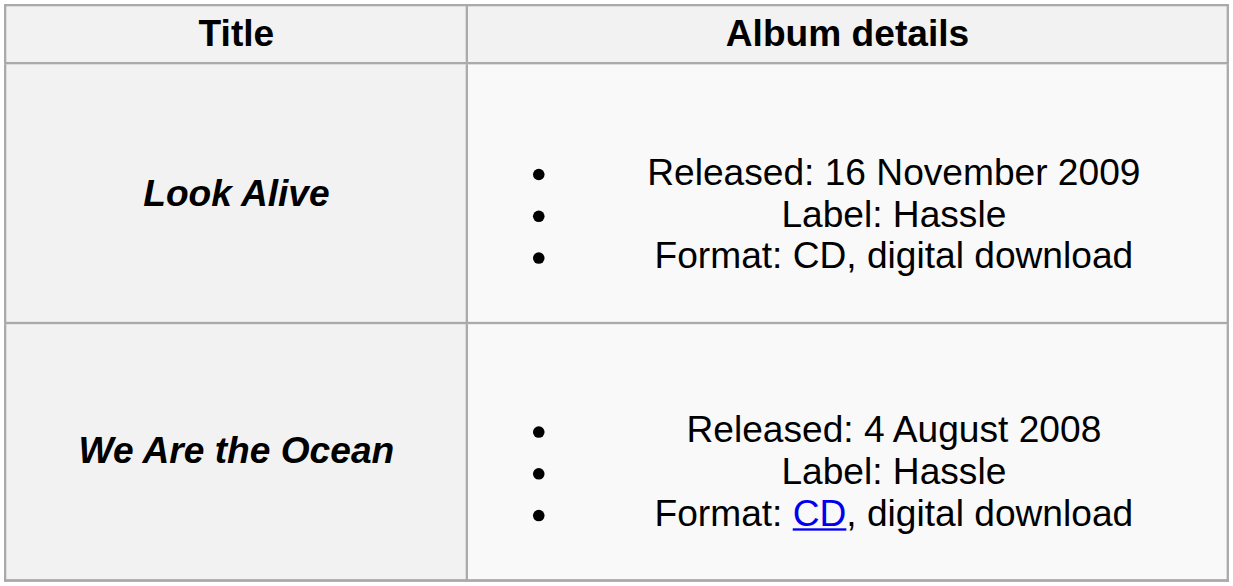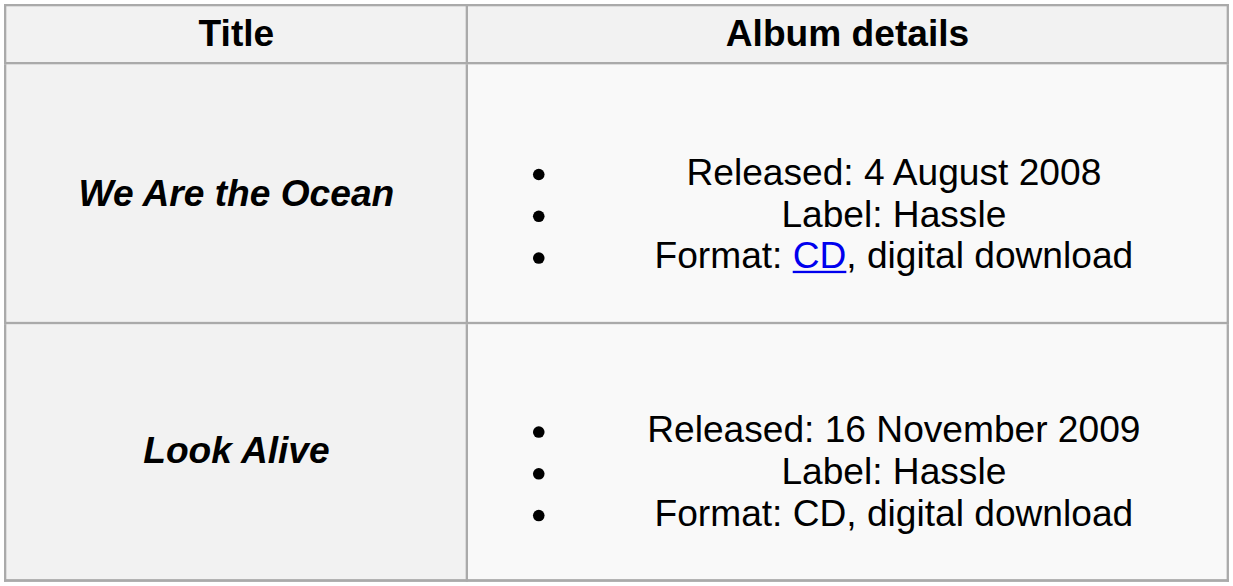rows swapped: (236, 450) <-> (236, 192)
